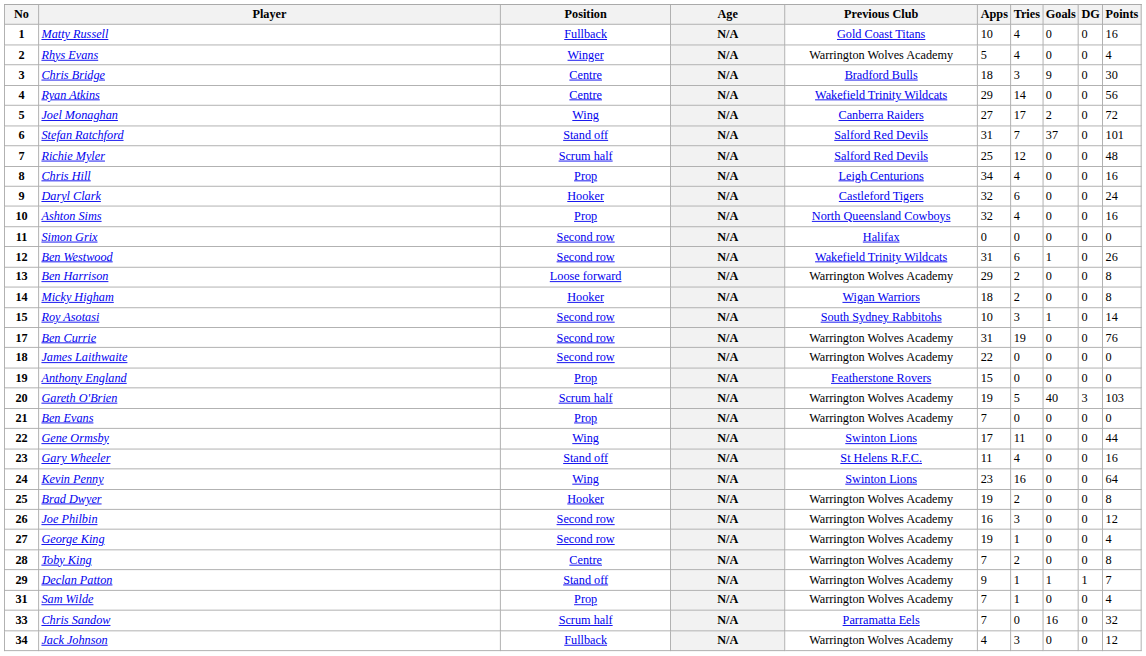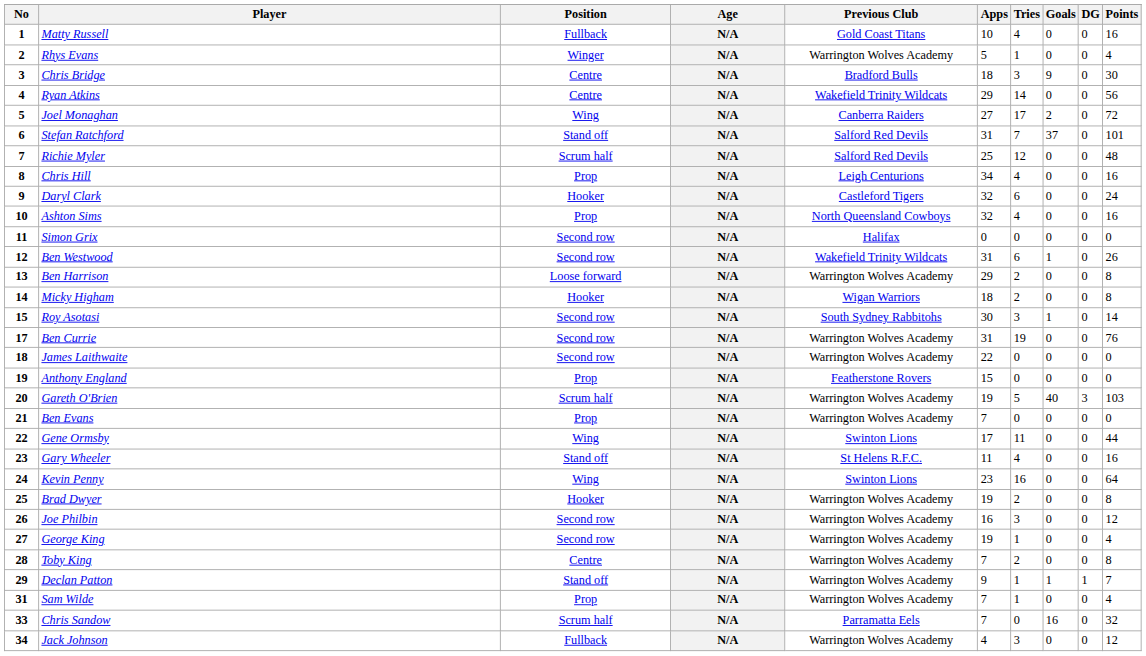(1017, 54) 4 -> (1017, 54) 1
(987, 317) 10 -> (987, 317) 30
